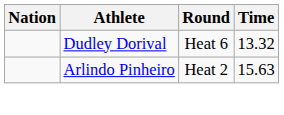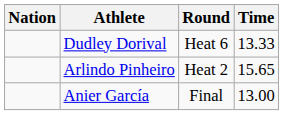(256, 43) 13.32 -> (256, 43) 13.33
(256, 69) 15.63 -> (256, 69) 15.65
+ row: (106, 95)
